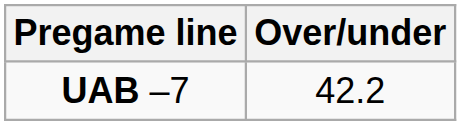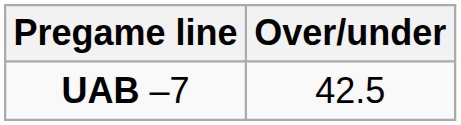(350, 90) 42.2 -> (350, 90) 42.5
